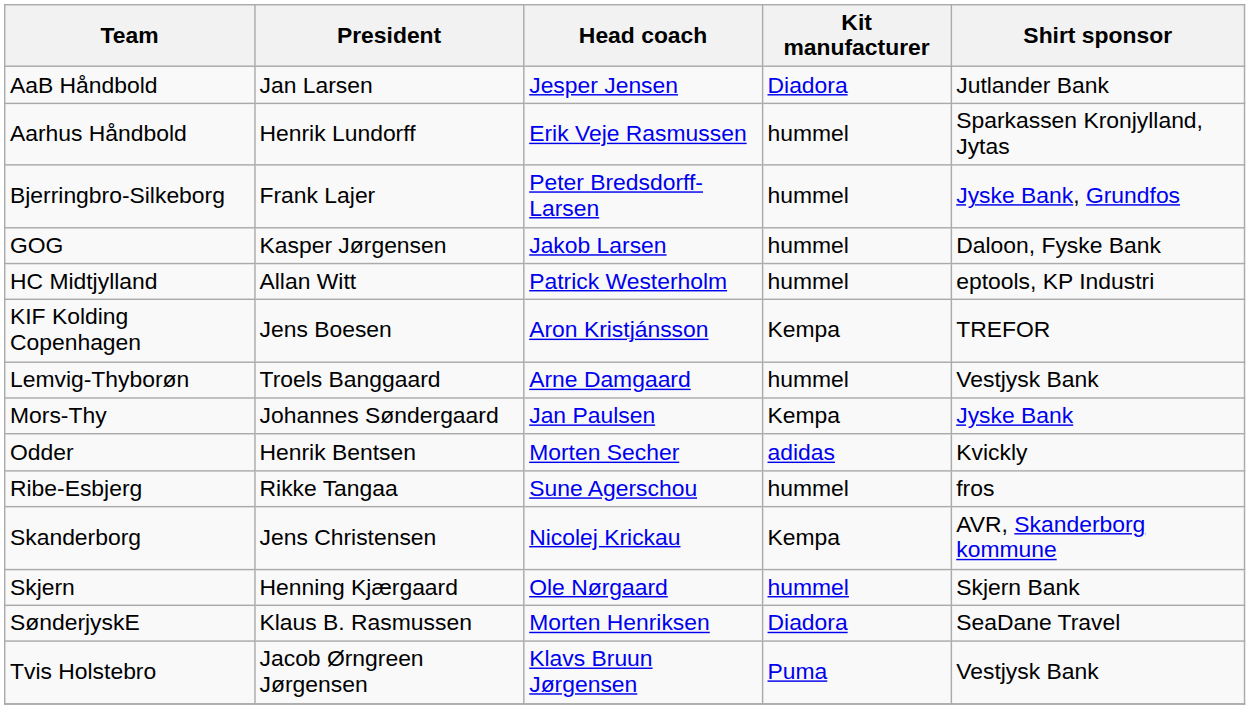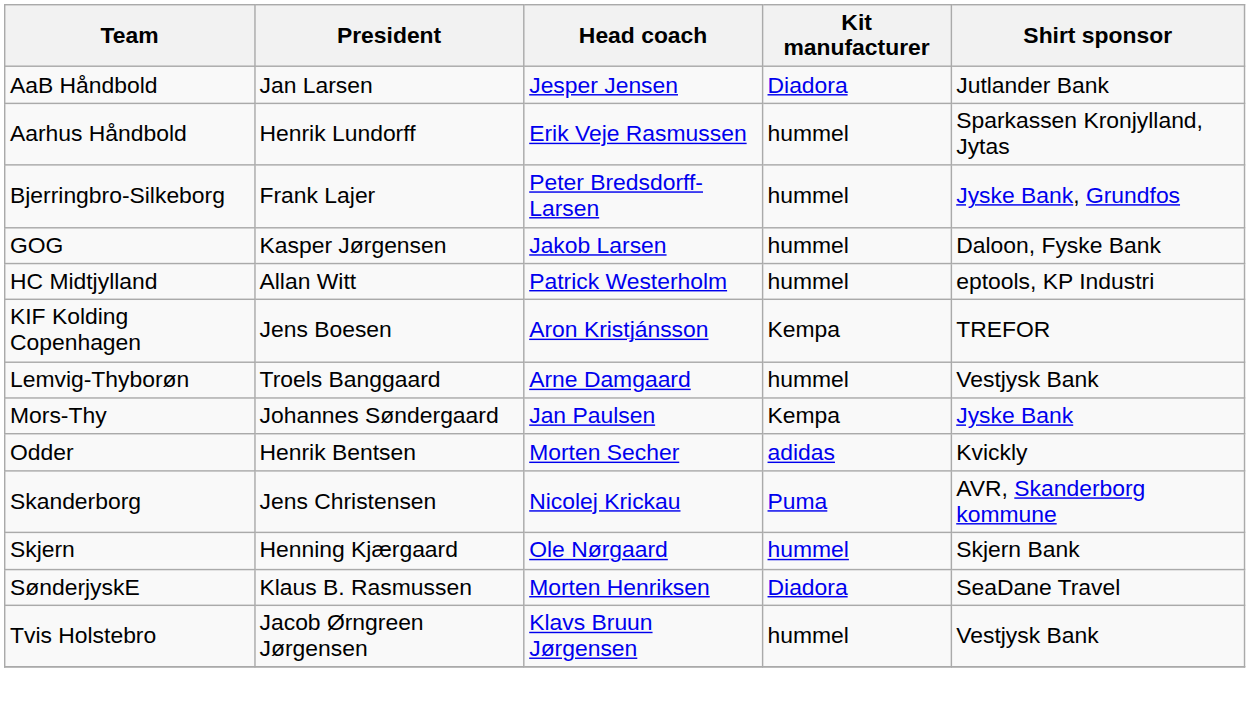- row: (76, 488)
(804, 537) Kempa -> (797, 501) Puma
(797, 672) Puma -> (808, 635) hummel
